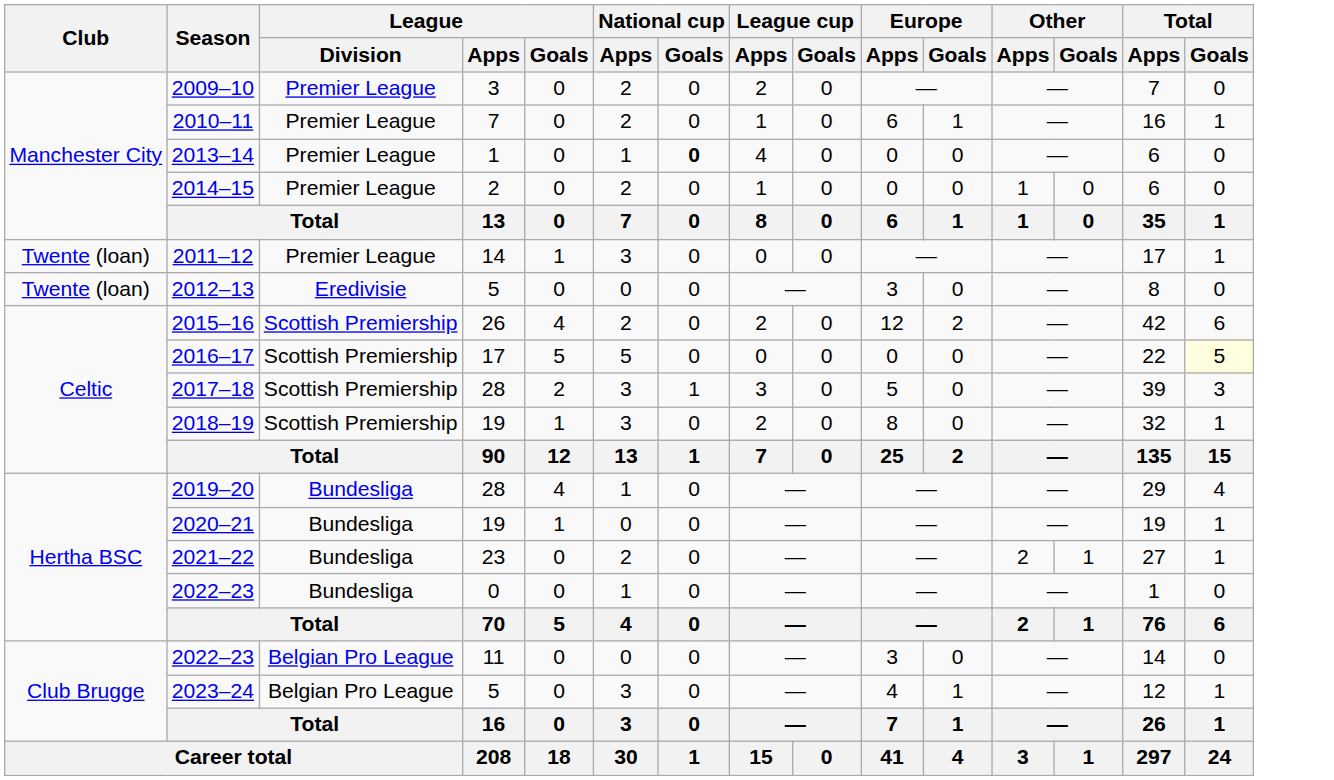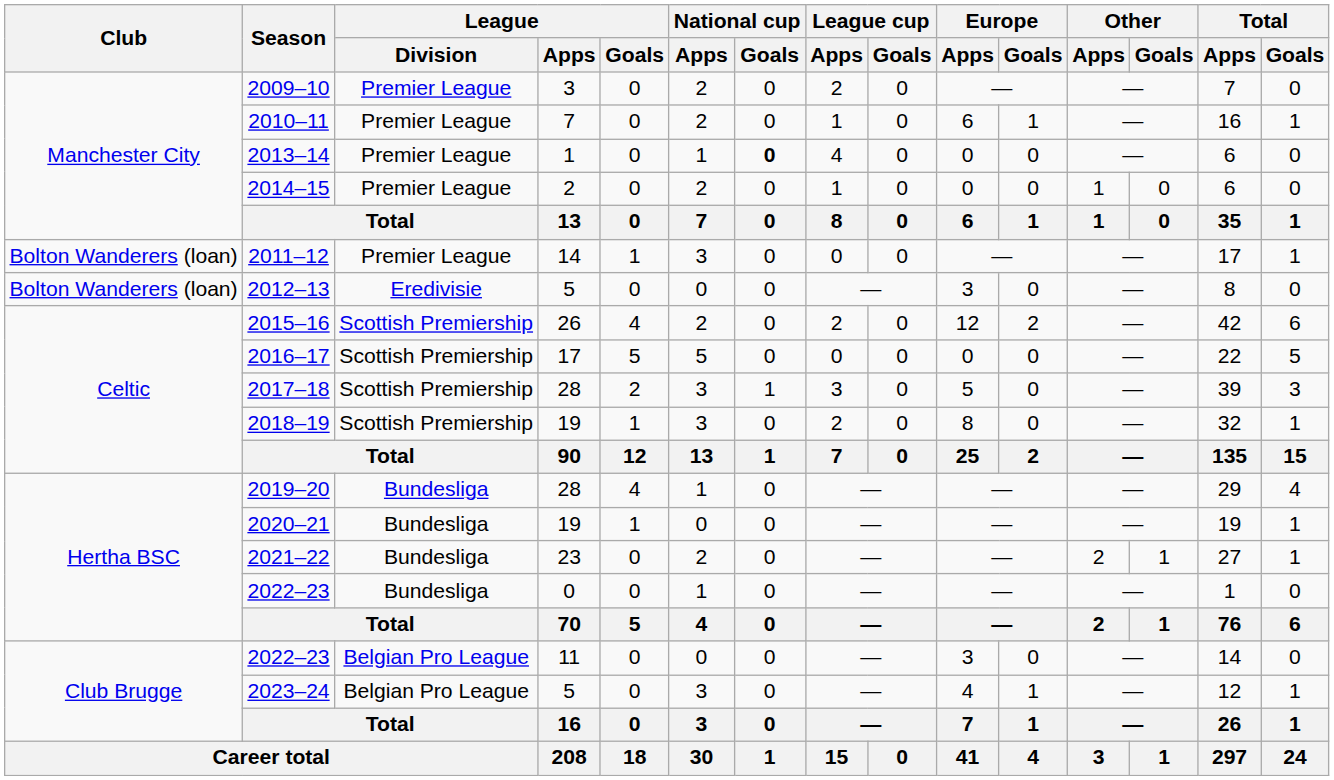(86, 255) Twente (loan) -> (124, 255) Bolton Wanderers (loan)
(86, 289) Twente (loan) -> (124, 289) Bolton Wanderers (loan)
(1219, 356) lightyellow background -> (1295, 356) no background
